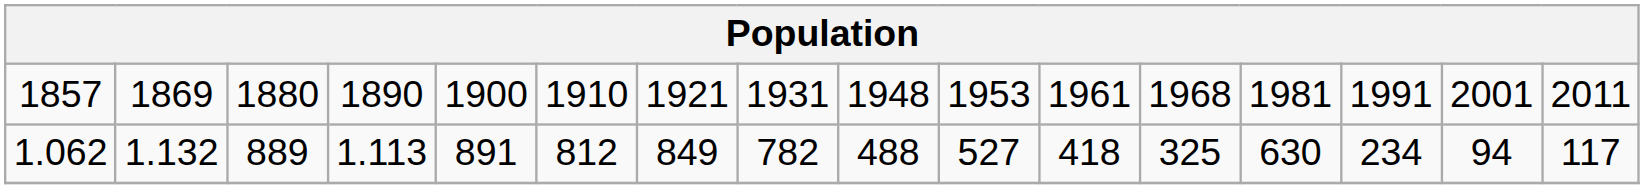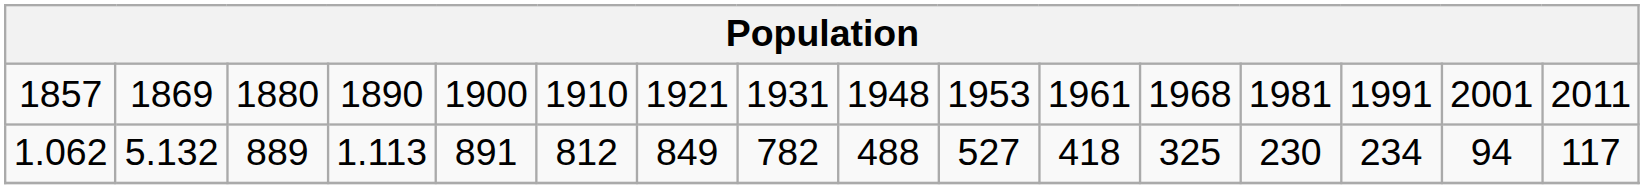(172, 152) 1.132 -> (172, 152) 5.132
(1290, 152) 630 -> (1290, 152) 230
